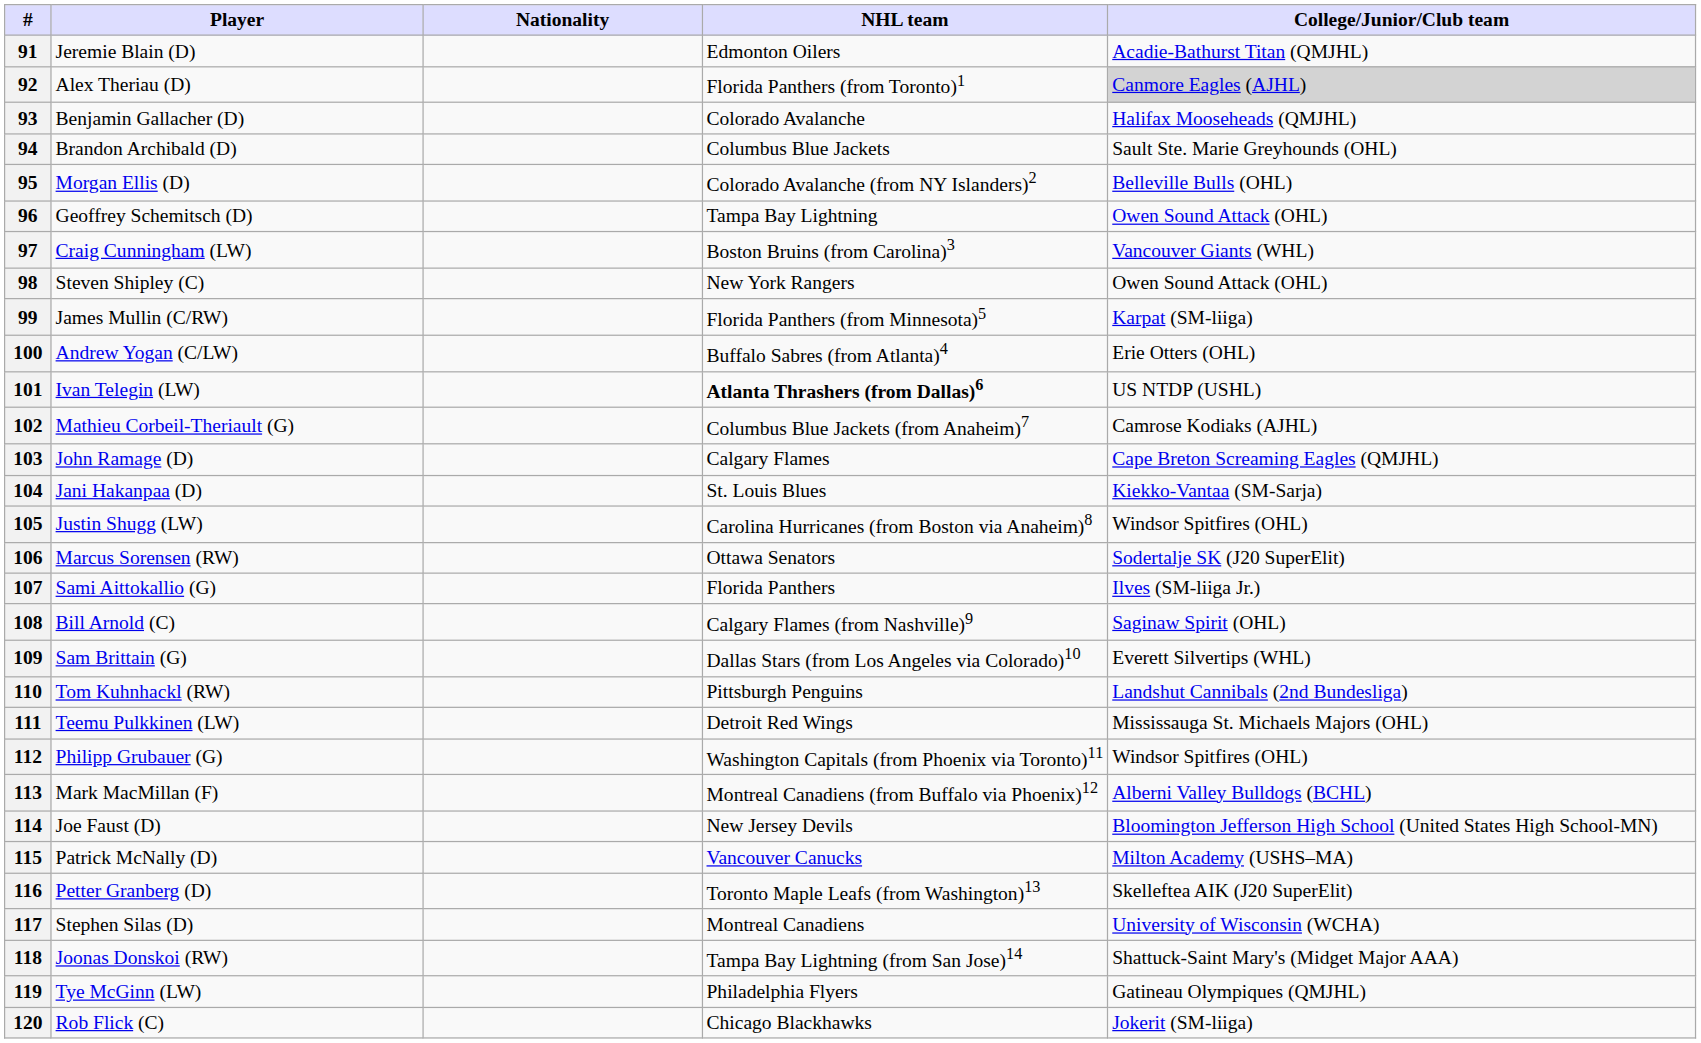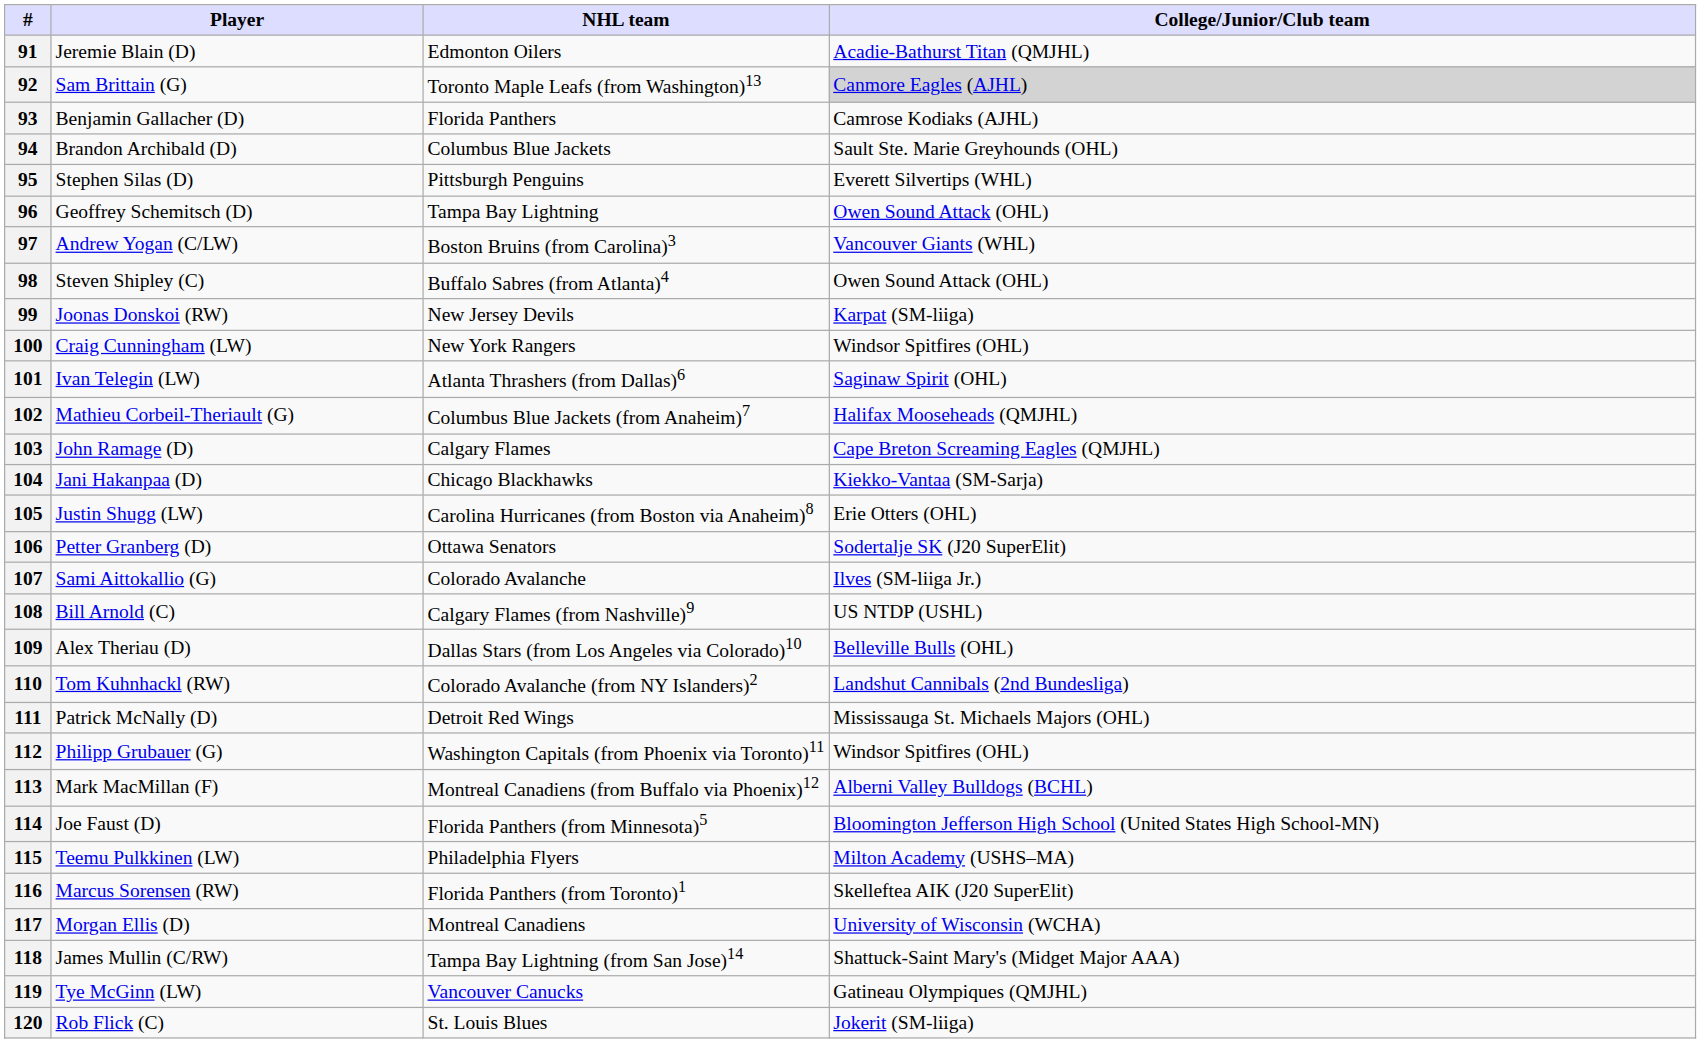- column: (563, 19)
(123, 84) Alex Theriau (D) -> (121, 84) Sam Brittain (G)
(836, 84) Florida Panthers (from Toronto)1 -> (594, 84) Toronto Maple Leafs (from Washington)13
(786, 118) Colorado Avalanche -> (492, 118) Florida Panthers
(1234, 118) Halifax Mooseheads (QMJHL) -> (936, 118) Camrose Kodiaks (AJHL)
(123, 182) Morgan Ellis (D) -> (124, 180) Stephen Silas (D)
(872, 182) Colorado Avalanche (from NY Islanders)2 -> (506, 180) Pittsburgh Penguins
(1202, 182) Belleville Bulls (OHL) -> (932, 180) Everett Silvertips (WHL)
(154, 249) Craig Cunningham (LW) -> (147, 244) Andrew Yogan (C/LW)
(781, 283) New York Rangers -> (548, 280) Buffalo Sabres (from Atlanta)4
(142, 317) James Mullin (C/RW) -> (142, 314) Joonas Donskoi (RW)
(846, 317) Florida Panthers (from Minnesota)5 -> (501, 314) New Jersey Devils
(147, 353) Andrew Yogan (C/LW) -> (154, 345) Craig Cunningham (LW)
(827, 353) Buffalo Sabres (from Atlanta)4 -> (502, 345) New York Rangers
(1184, 353) Erie Otters (OHL) -> (931, 345) Windsor Spitfires (OHL)
(845, 389) bold -> (556, 378) normal
(1187, 389) US NTDP (USHL) -> (920, 378) Saginaw Spirit (OHL)
(1215, 425) Camrose Kodiaks (AJHL) -> (955, 415) Halifax Mooseheads (QMJHL)
(766, 490) St. Louis Blues -> (510, 479) Chicago Blackhawks
(1210, 523) Windsor Spitfires (OHL) -> (905, 513) Erie Otters (OHL)
(147, 557) Marcus Sorensen (RW) -> (133, 546) Petter Granberg (D)
(771, 588) Florida Panthers -> (507, 577) Colorado Avalanche
(1199, 622) Saginaw Spirit (OHL) -> (908, 611) US NTDP (USHL)
(121, 658) Sam Brittain (G) -> (123, 647) Alex Theriau (D)
(1211, 658) Everett Silvertips (WHL) -> (923, 647) Belleville Bulls (OHL)
(785, 691) Pittsburgh Penguins -> (593, 684) Colorado Avalanche (from NY Islanders)2
(147, 722) Teemu Pulkkinen (LW) -> (136, 717) Patrick McNally (D)
(780, 826) New Jersey Devils -> (567, 823) Florida Panthers (from Minnesota)5
(136, 857) Patrick McNally (D) -> (147, 857) Teemu Pulkkinen (LW)
(784, 857) Vancouver Canucks -> (503, 857) Philadelphia Flyers
(133, 890) Petter Granberg (D) -> (147, 890) Marcus Sorensen (RW)
(873, 890) Toronto Maple Leafs (from Washington)13 -> (557, 890) Florida Panthers (from Toronto)1
(124, 924) Stephen Silas (D) -> (123, 924) Morgan Ellis (D)
(142, 958) Joonas Donskoi (RW) -> (142, 958) James Mullin (C/RW)
(782, 991) Philadelphia Flyers -> (505, 991) Vancouver Canucks
(789, 1022) Chicago Blackhawks -> (487, 1022) St. Louis Blues
